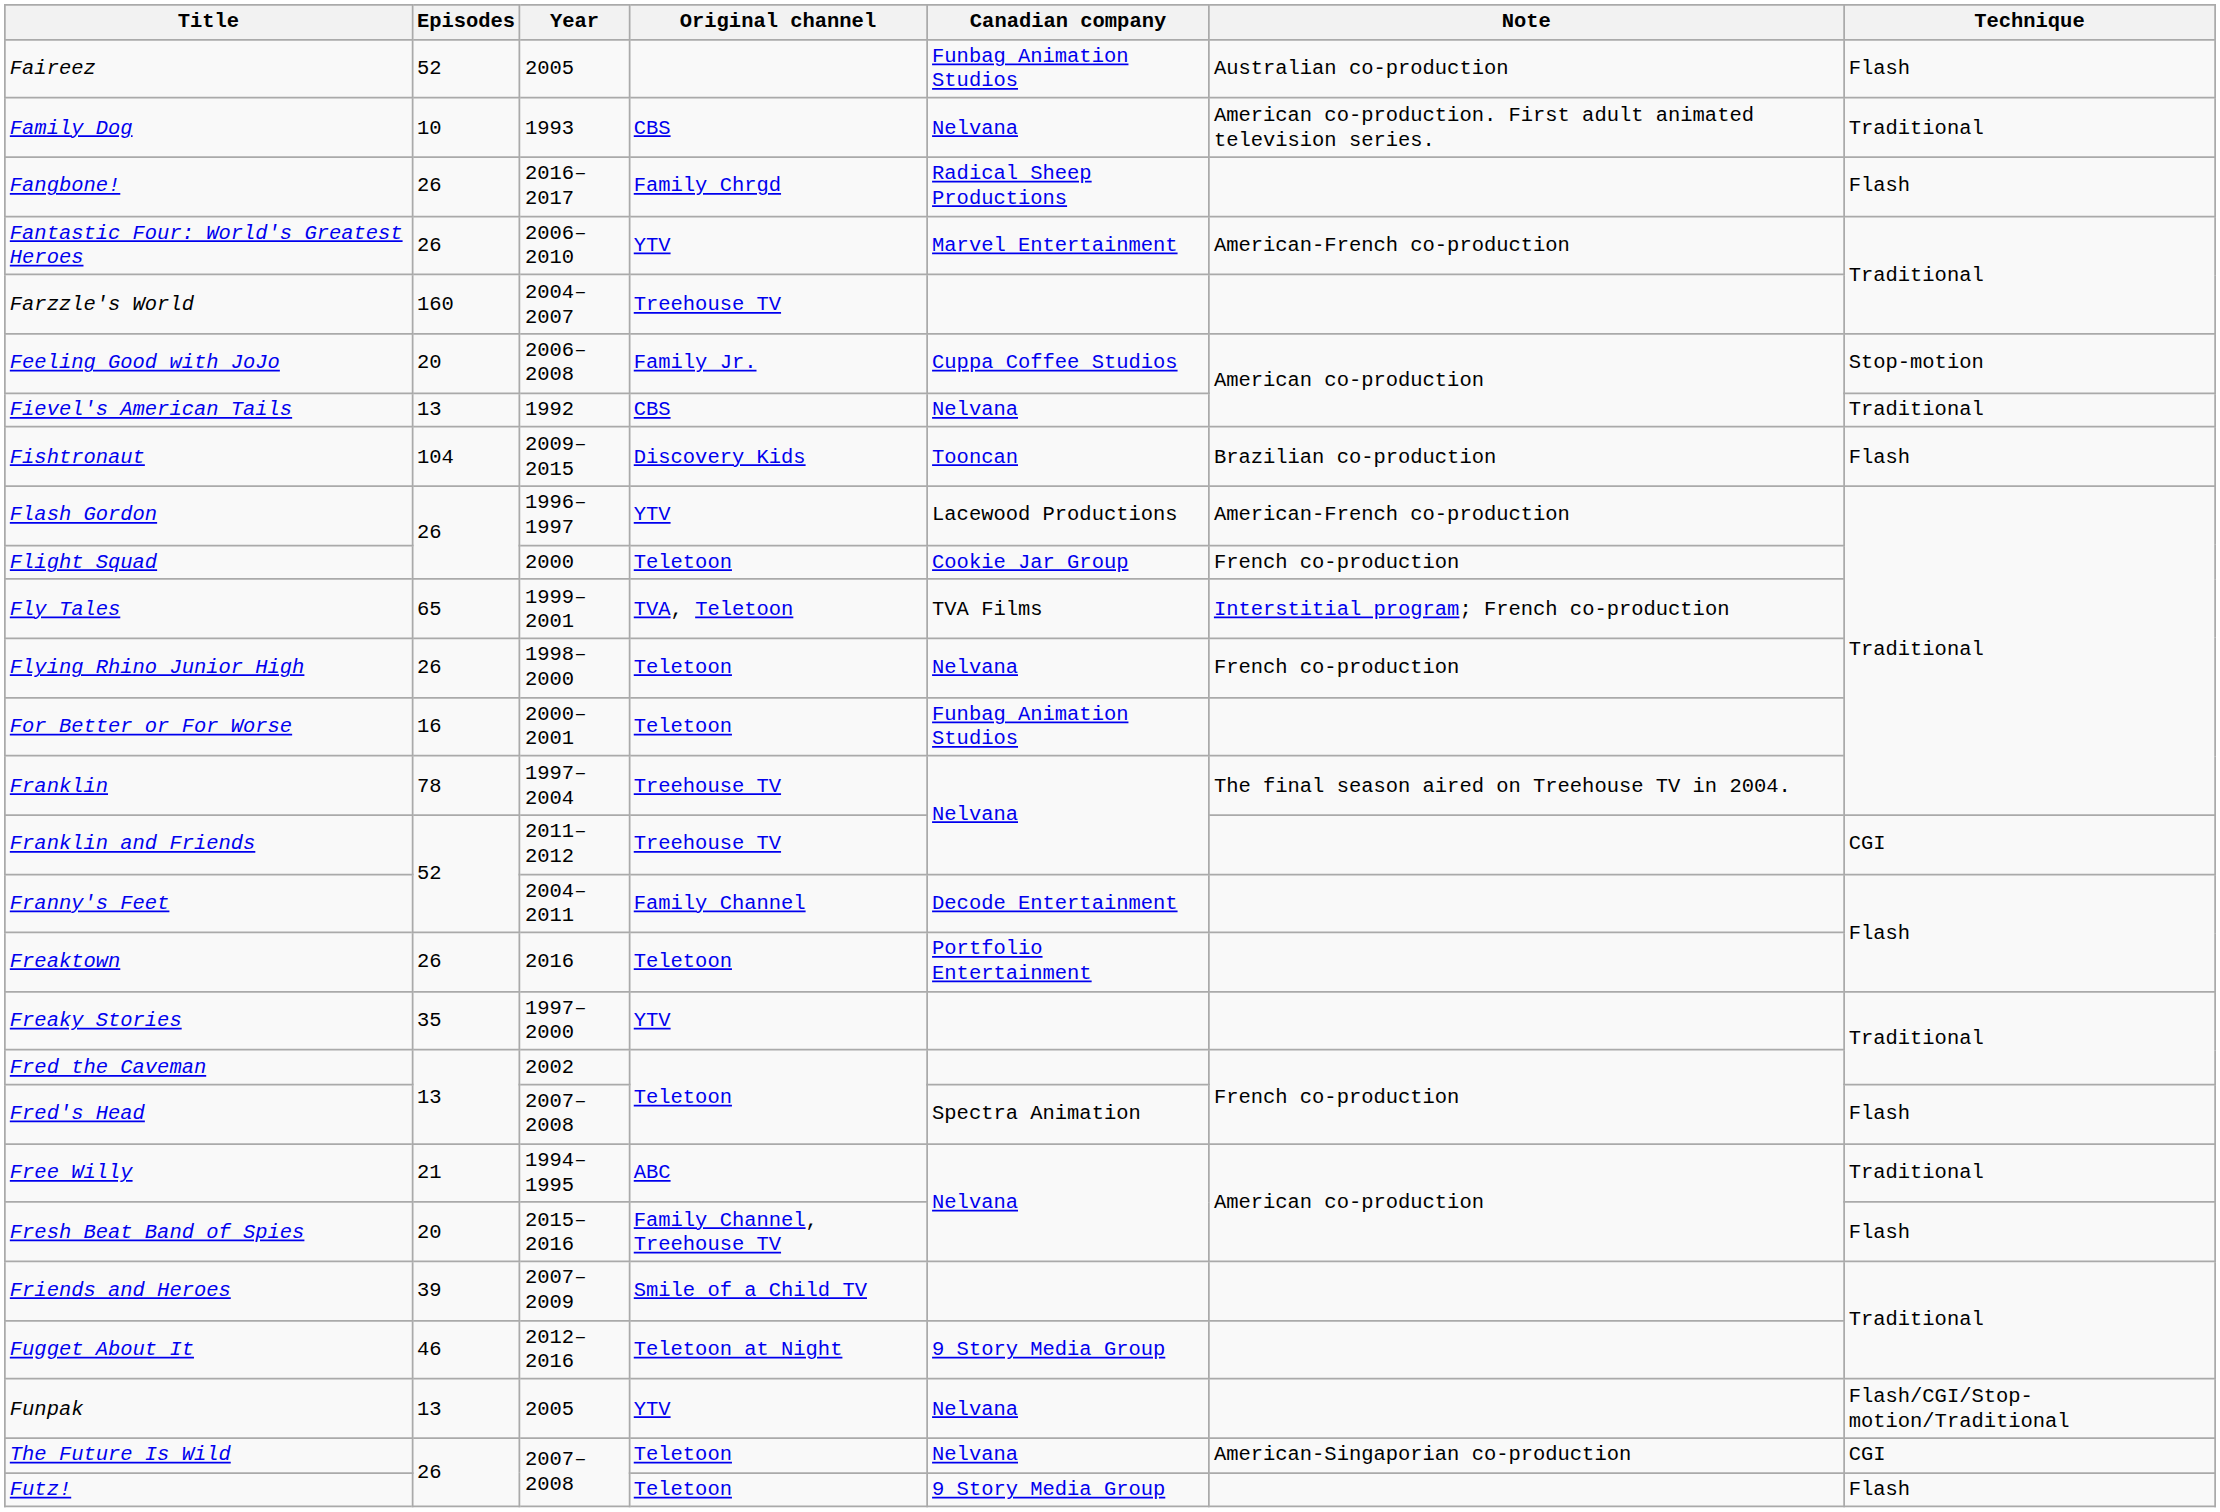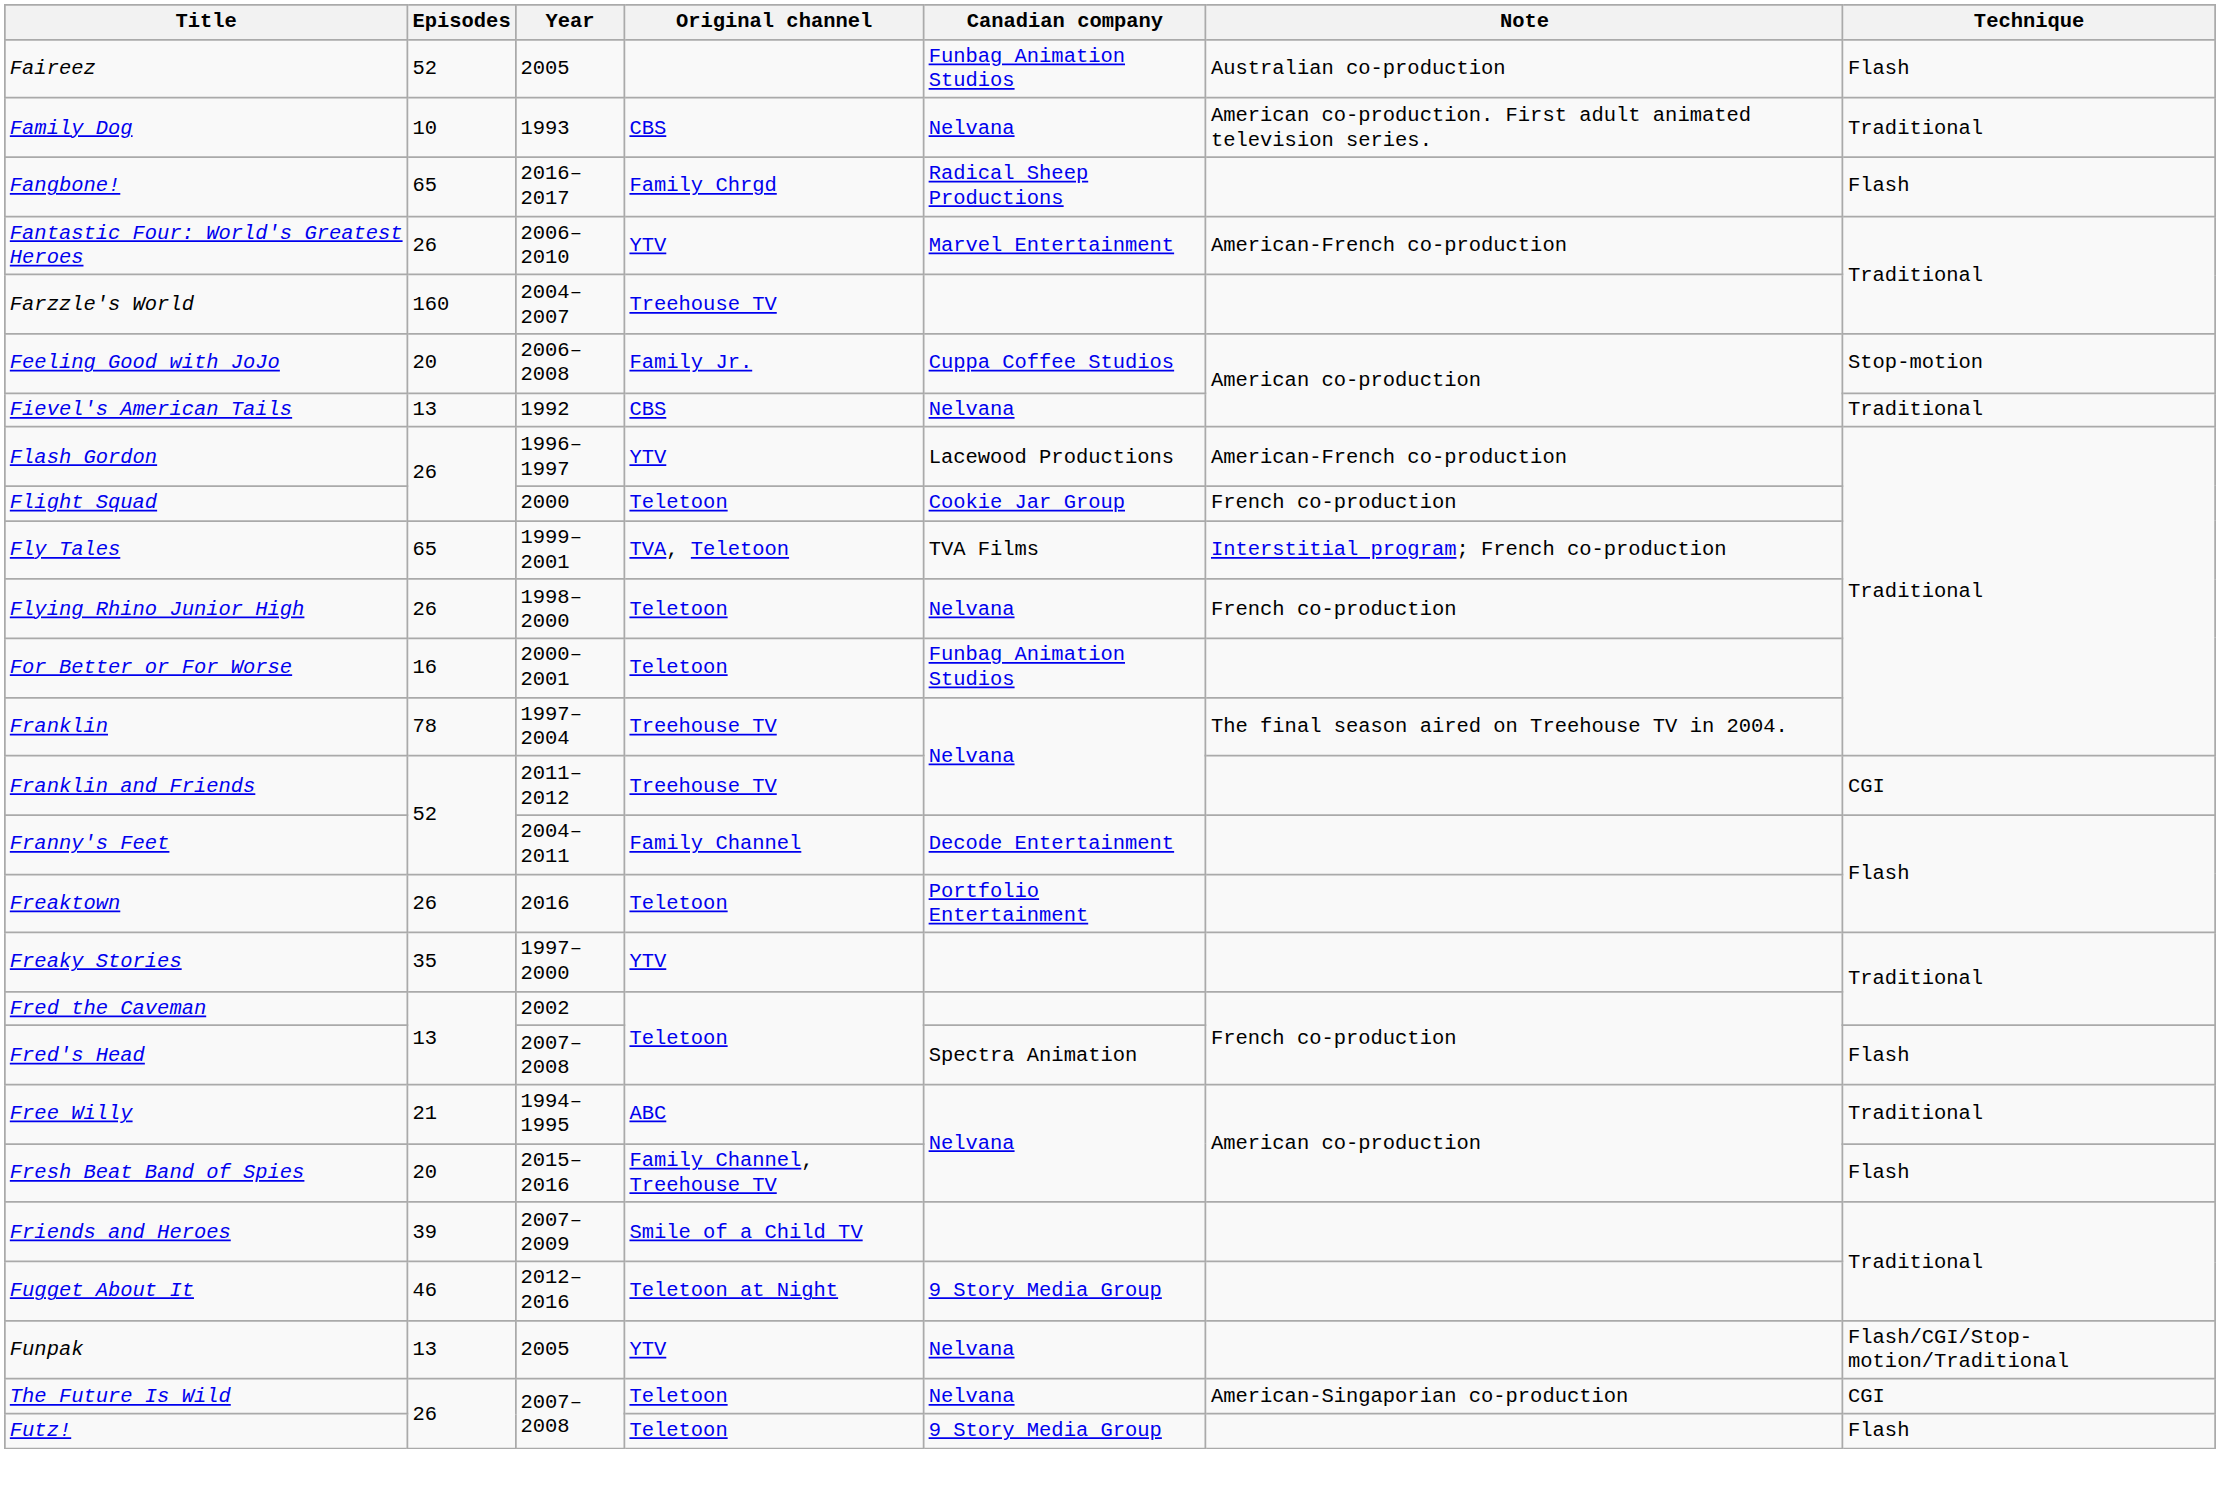(429, 186) 26 -> (425, 186) 65
- row: (77, 456)
